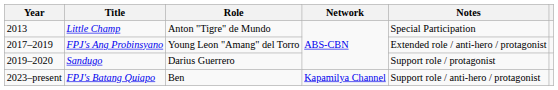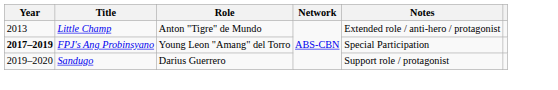(433, 28) Special Participation -> (422, 28) Extended role / anti-hero / protagonist
(30, 45) normal -> (30, 45) bold
(469, 45) Extended role / anti-hero / protagonist -> (387, 45) Special Participation
- row: (111, 77)
